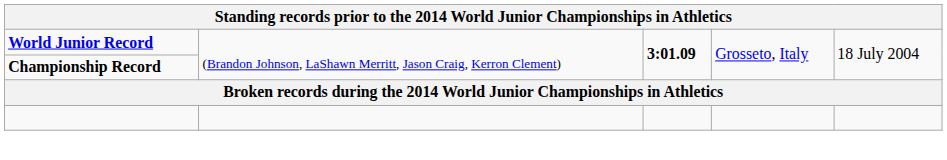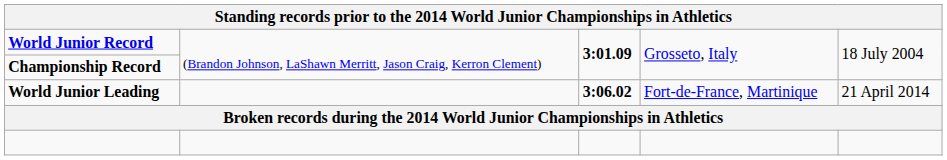+ row: (84, 92)
